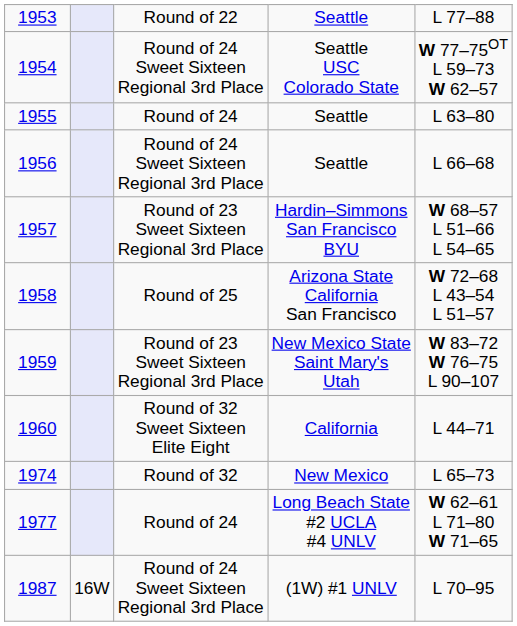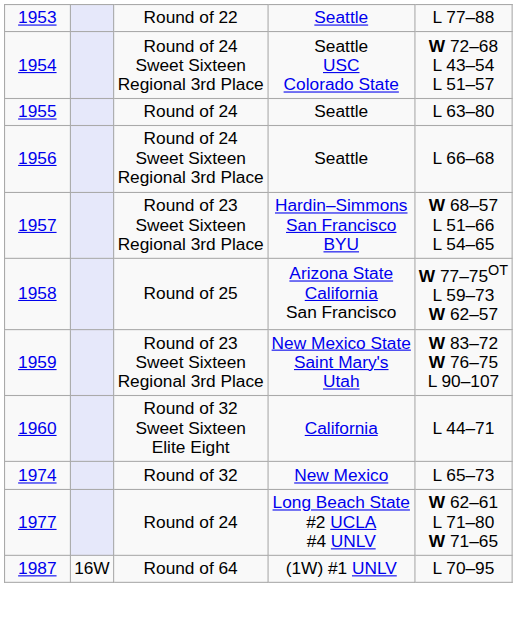(463, 67) W 77–75OT L 59–73 W 62–57 -> (463, 65) W 72–68 L 43–54 L 51–57
(463, 295) W 72–68 L 43–54 L 51–57 -> (463, 293) W 77–75OT L 59–73 W 62–57
(191, 588) Round of 24 Sweet Sixteen Regional 3rd Place -> (191, 569) Round of 64
